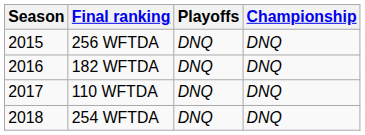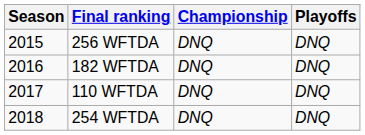columns swapped: (208, 17) <-> (302, 17)
